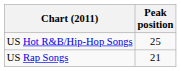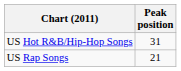(155, 41) 25 -> (155, 41) 31
